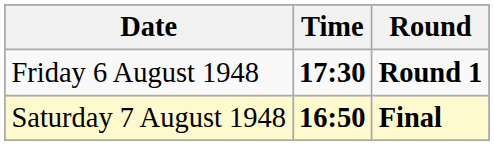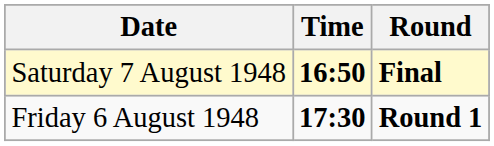rows swapped: (135, 72) <-> (149, 117)
